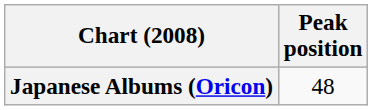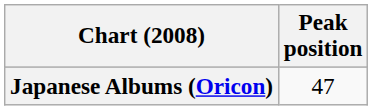(323, 85) 48 -> (323, 85) 47
